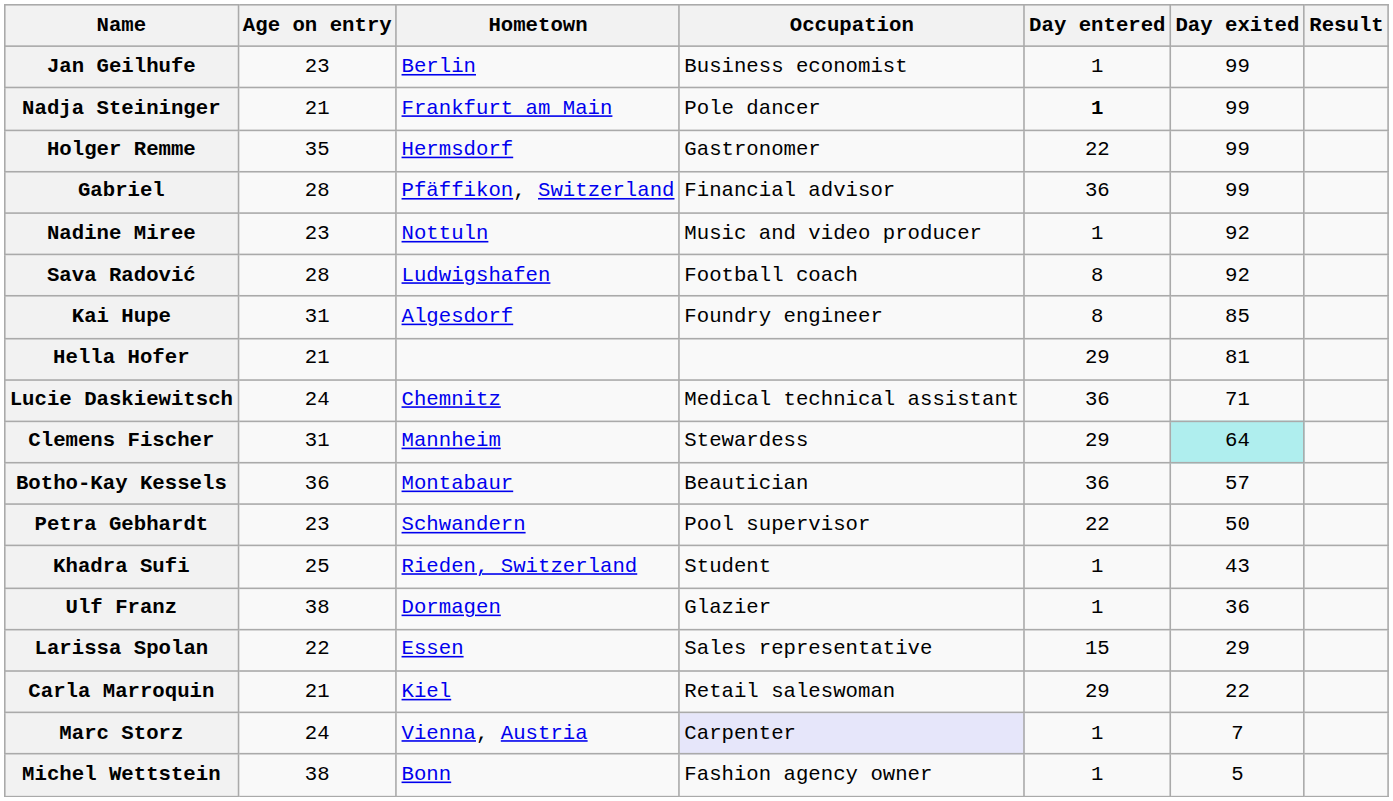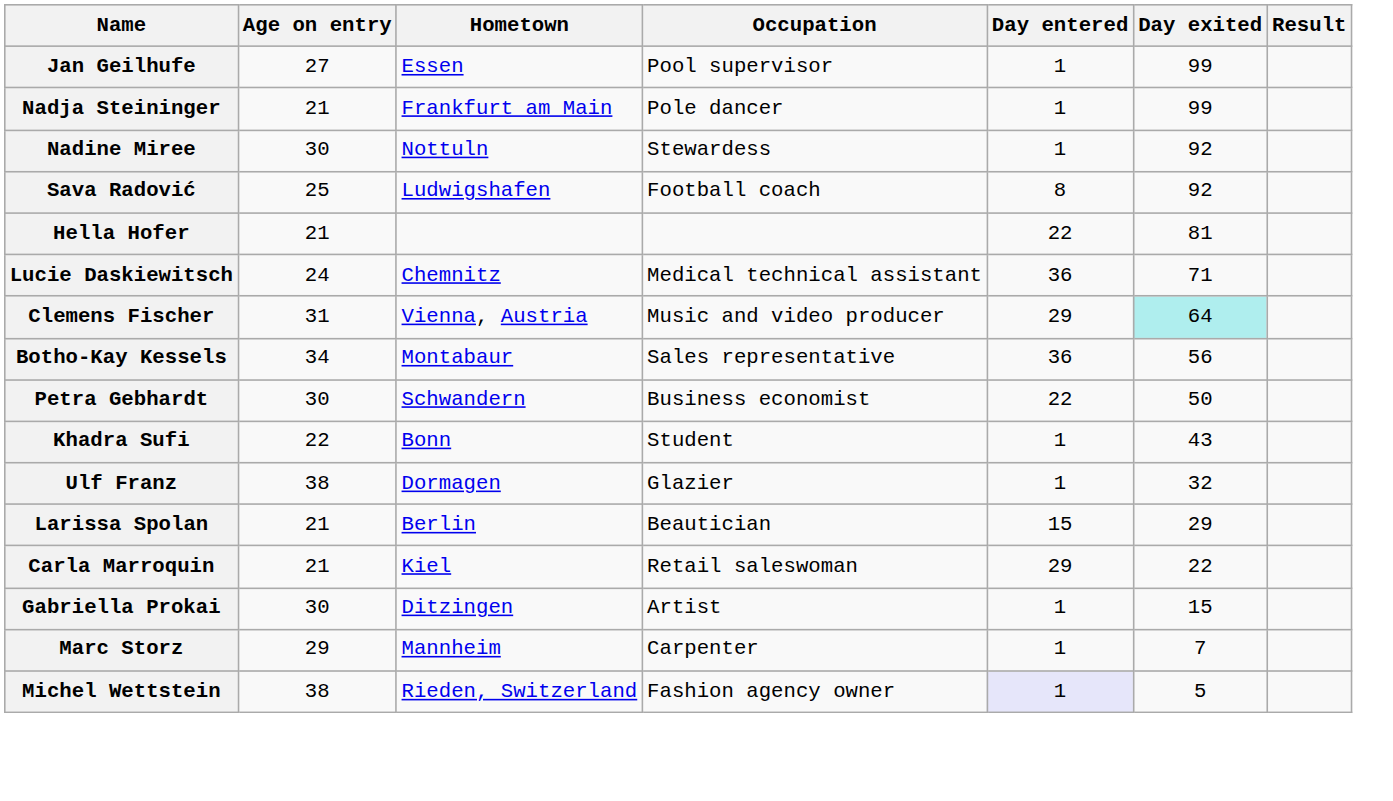(317, 66) 23 -> (317, 66) 27
(439, 66) Berlin -> (433, 66) Essen
(796, 66) Business economist -> (740, 66) Pool supervisor
(1097, 108) bold -> (1060, 108) normal
- row: (121, 150)
- row: (121, 191)
(317, 233) 23 -> (317, 150) 30
(833, 233) Music and video producer -> (709, 150) Stewardess
(317, 275) 28 -> (317, 191) 25
- row: (121, 316)
(1097, 358) 29 -> (1060, 233) 22
(451, 441) Mannheim -> (495, 316) Vienna, Austria
(746, 441) Stewardess -> (796, 316) Music and video producer
(317, 483) 36 -> (317, 358) 34
(746, 483) Beautician -> (771, 358) Sales representative
(1237, 483) 57 -> (1200, 358) 56
(317, 524) 23 -> (317, 400) 30
(777, 524) Pool supervisor -> (759, 400) Business economist
(317, 566) 25 -> (317, 441) 22
(519, 566) Rieden, Switzerland -> (426, 441) Bonn
(1237, 608) 36 -> (1200, 483) 32
(317, 649) 22 -> (317, 524) 21
(433, 649) Essen -> (439, 524) Berlin
(808, 649) Sales representative -> (709, 524) Beautician
+ row: (121, 608)
(317, 733) 24 -> (317, 649) 29
(495, 733) Vienna, Austria -> (451, 649) Mannheim
(740, 733) lavender background -> (703, 649) no background
(426, 774) Bonn -> (519, 691) Rieden, Switzerland
(1097, 774) no background -> (1060, 691) lavender background
